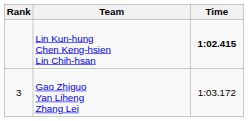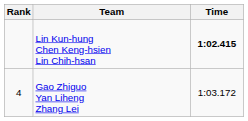(19, 92) 3 -> (19, 92) 4
